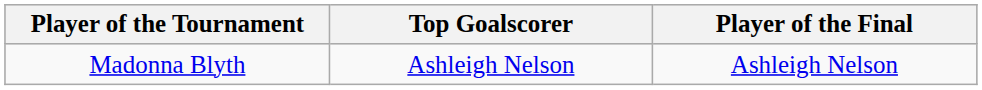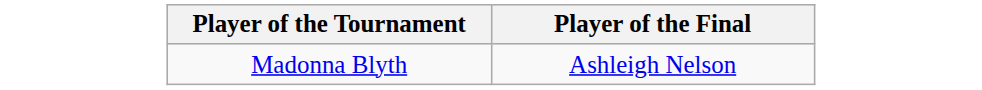- column: (491, 24)
